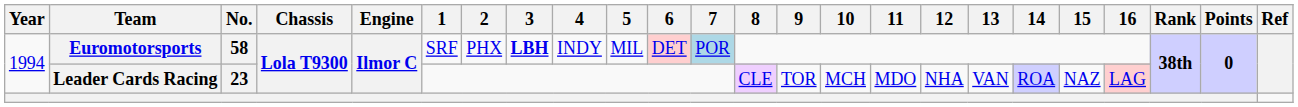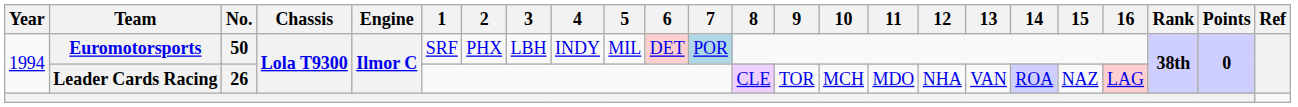(239, 48) 58 -> (239, 48) 50
(530, 48) bold -> (529, 48) normal
(239, 78) 23 -> (239, 78) 26
